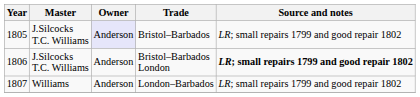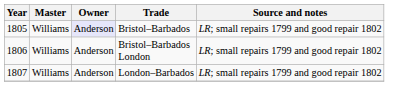(60, 34) J.Silcocks T.C. Williams -> (50, 28) Williams
(60, 62) J.Silcocks T.C. Williams -> (50, 50) Williams
(316, 62) bold -> (290, 50) normal
